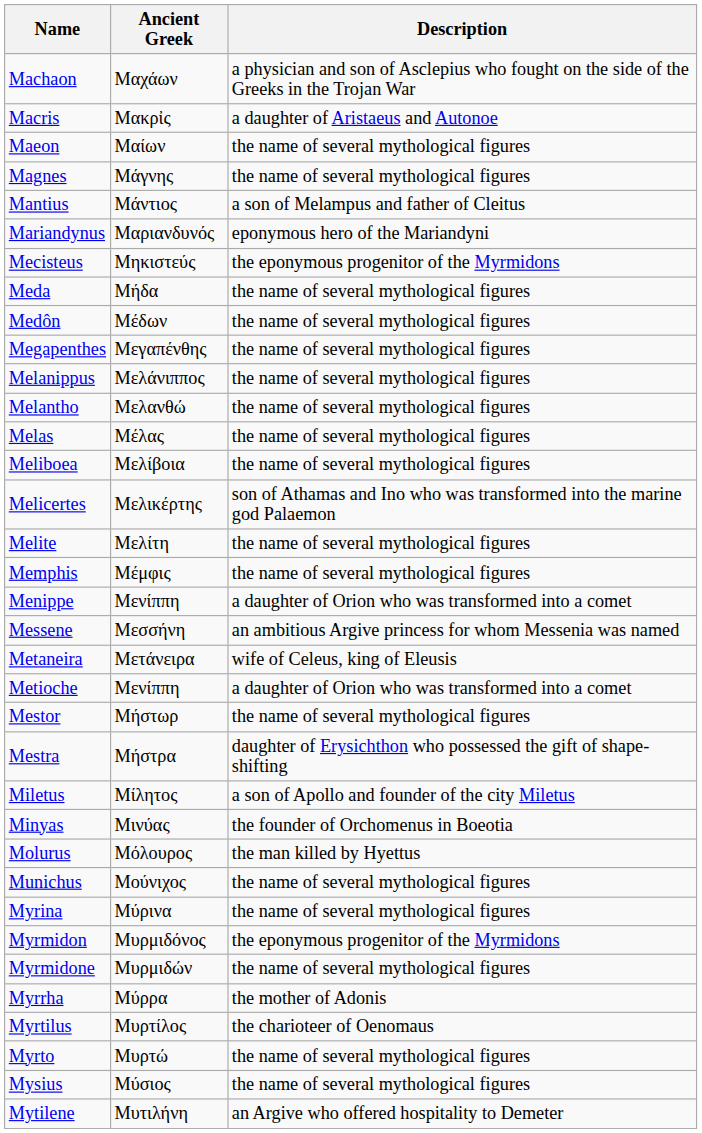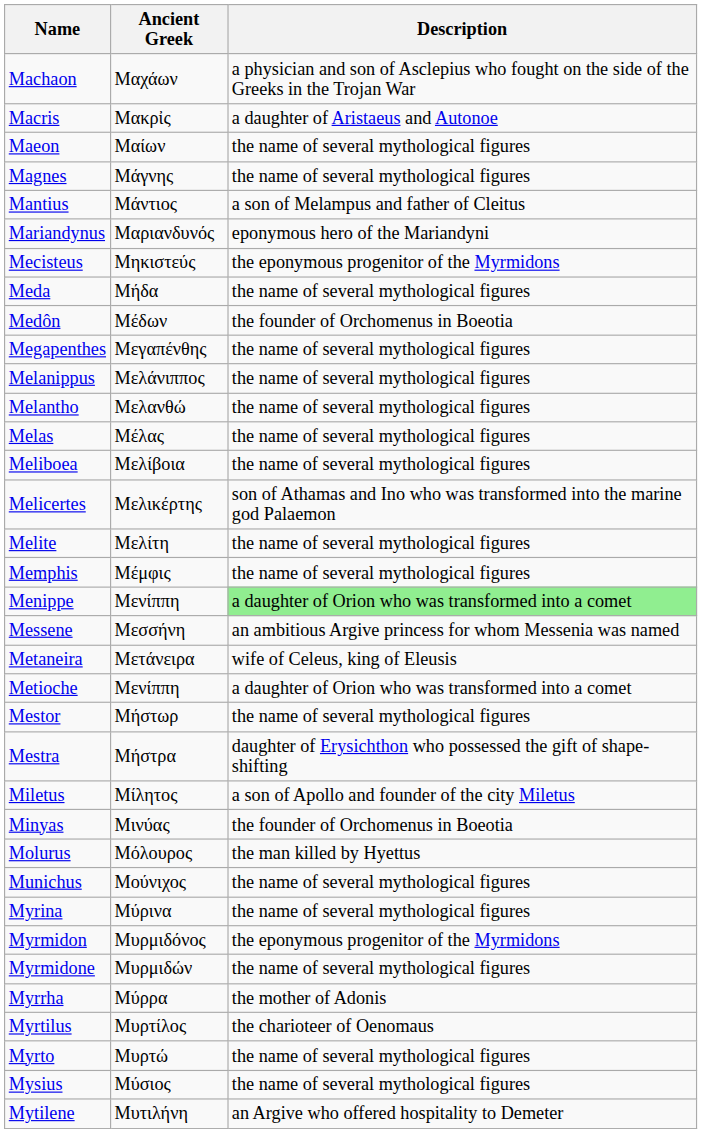(381, 320) the name of several mythological figures -> (372, 320) the founder of Orchomenus in Boeotia
(432, 601) no background -> (432, 601) lightgreen background
